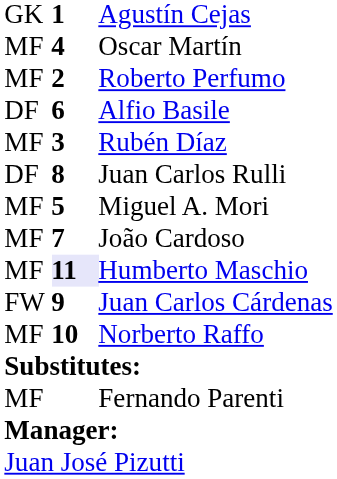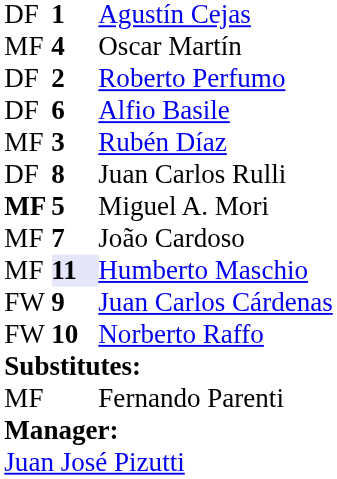(24, 14) GK -> (22, 14) DF
(24, 78) MF -> (22, 78) DF
(24, 206) normal -> (25, 206) bold
(24, 334) MF -> (25, 334) FW
